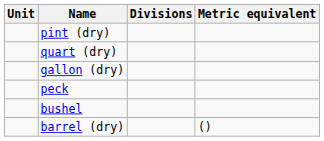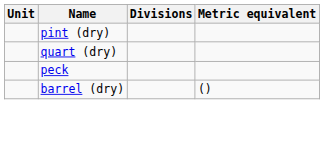- row: (82, 70)
- row: (61, 108)
